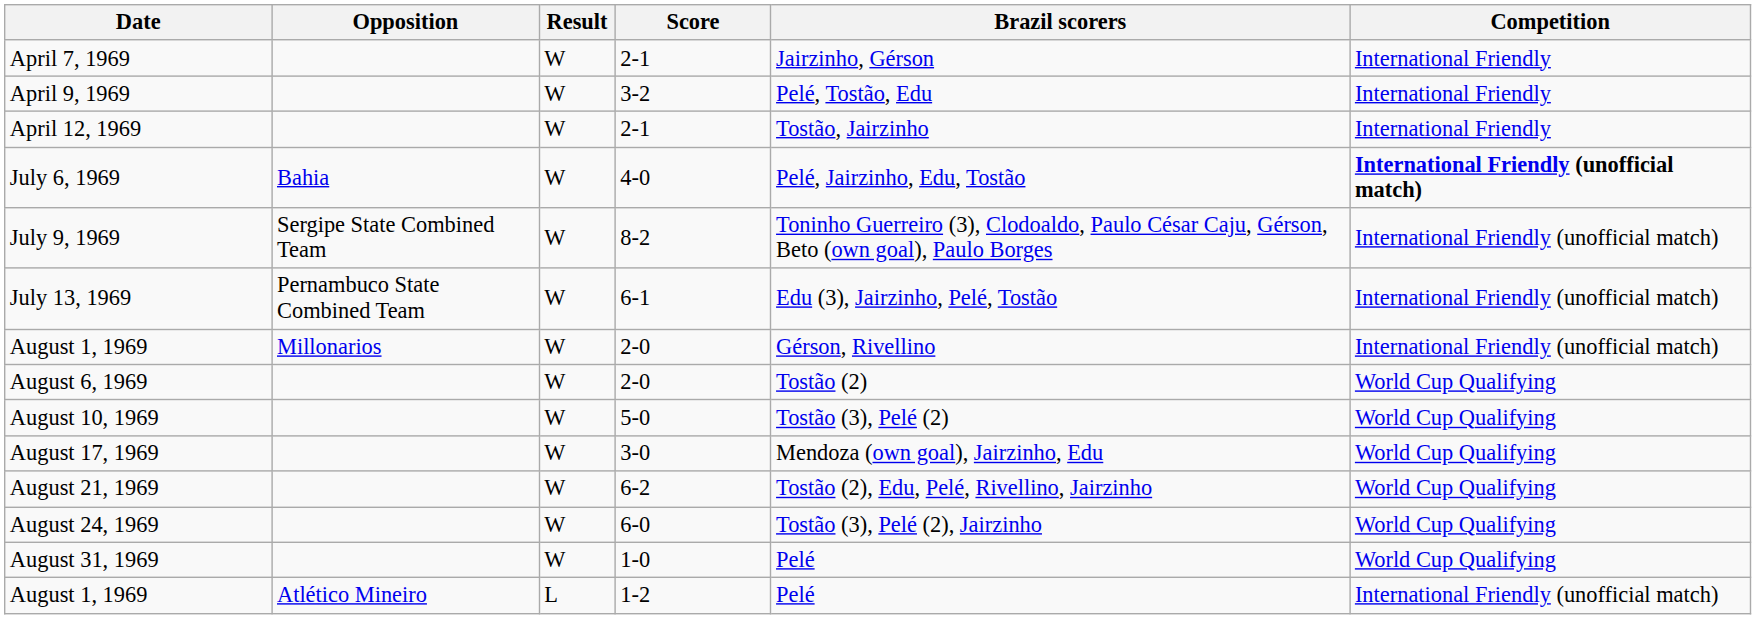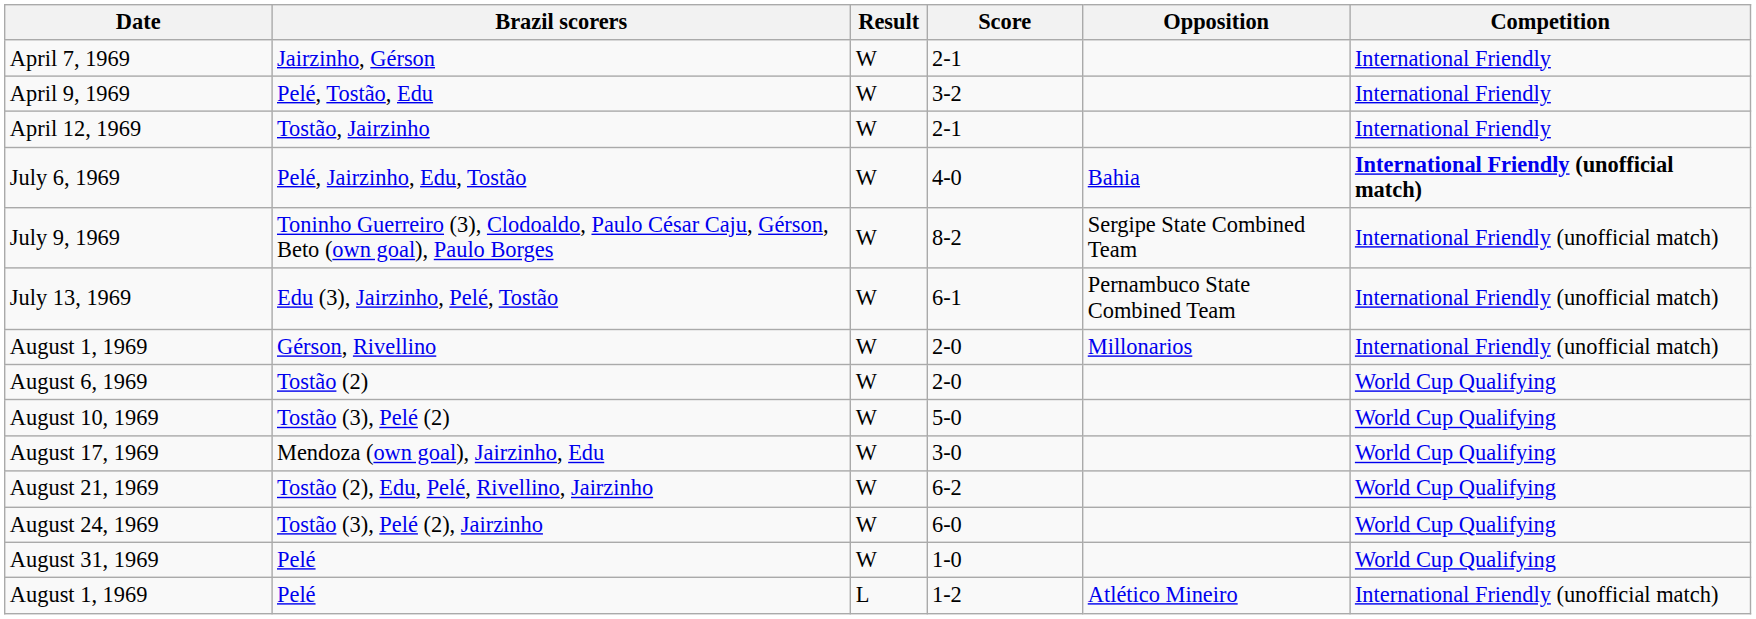columns swapped: (405, 22) <-> (1060, 22)
